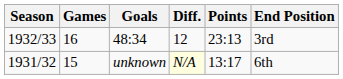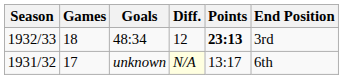(70, 39) 16 -> (70, 39) 18
(225, 39) normal -> (225, 39) bold
(70, 62) 15 -> (70, 62) 17
